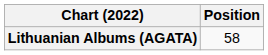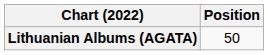(232, 38) 58 -> (232, 38) 50
